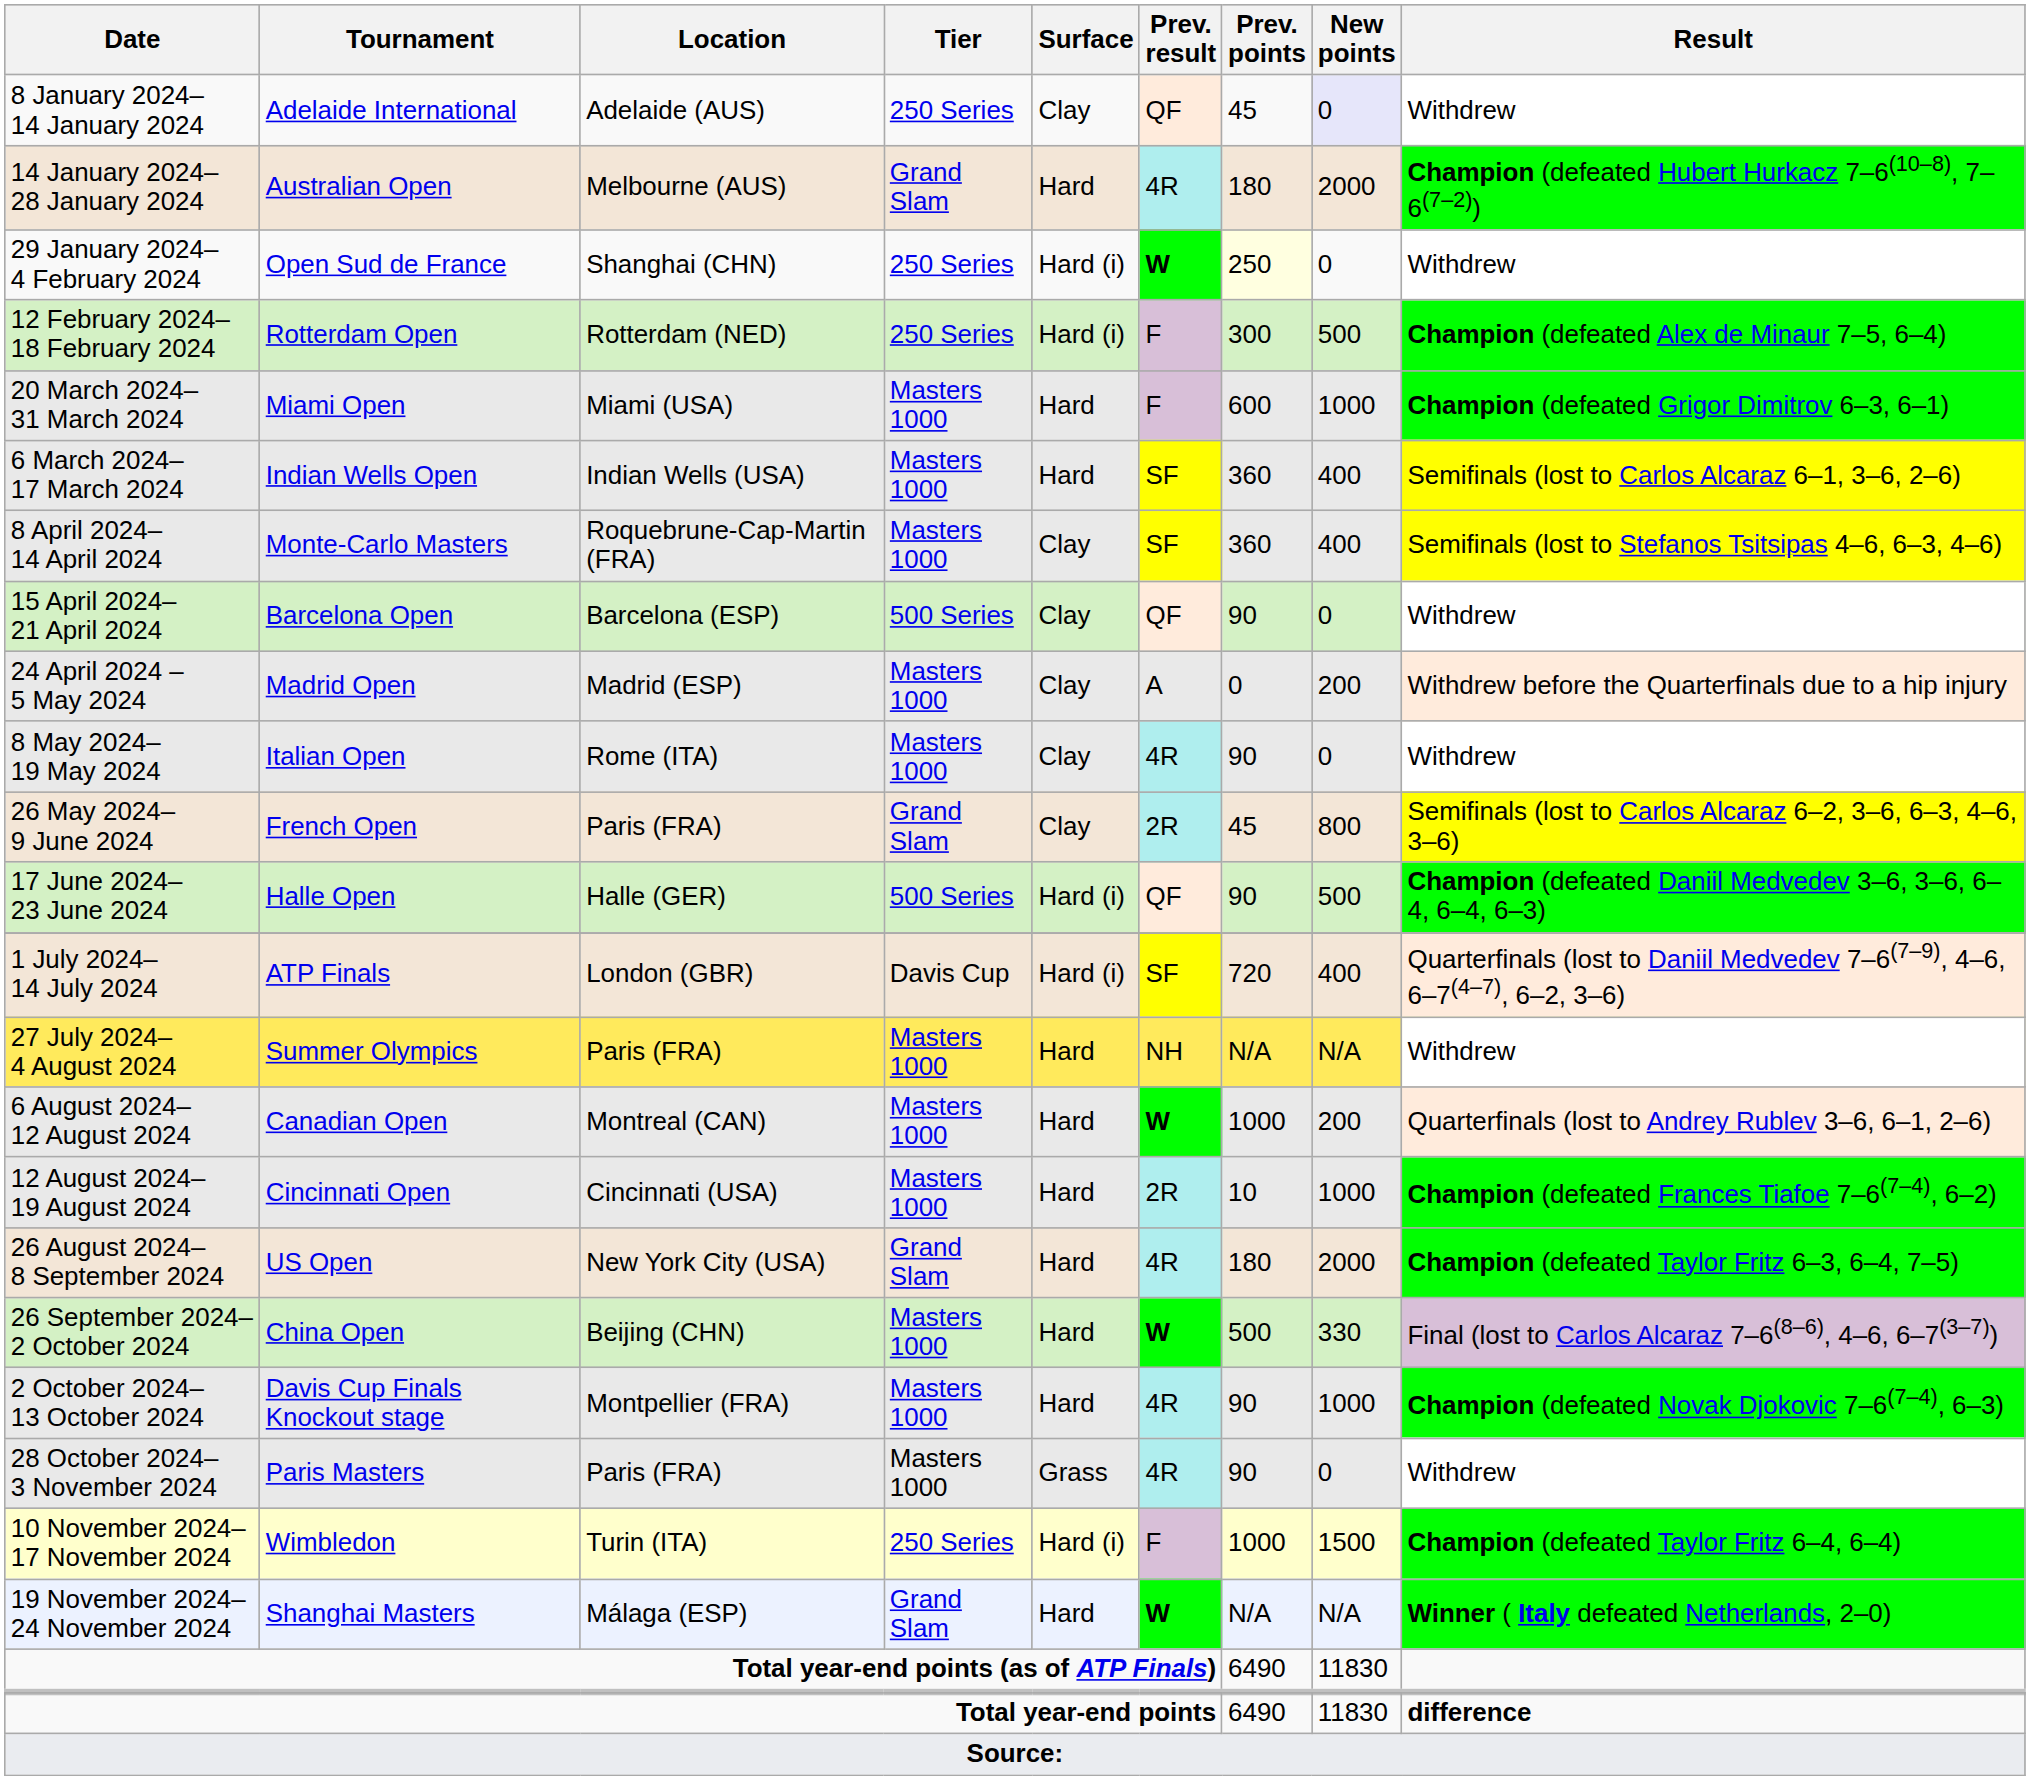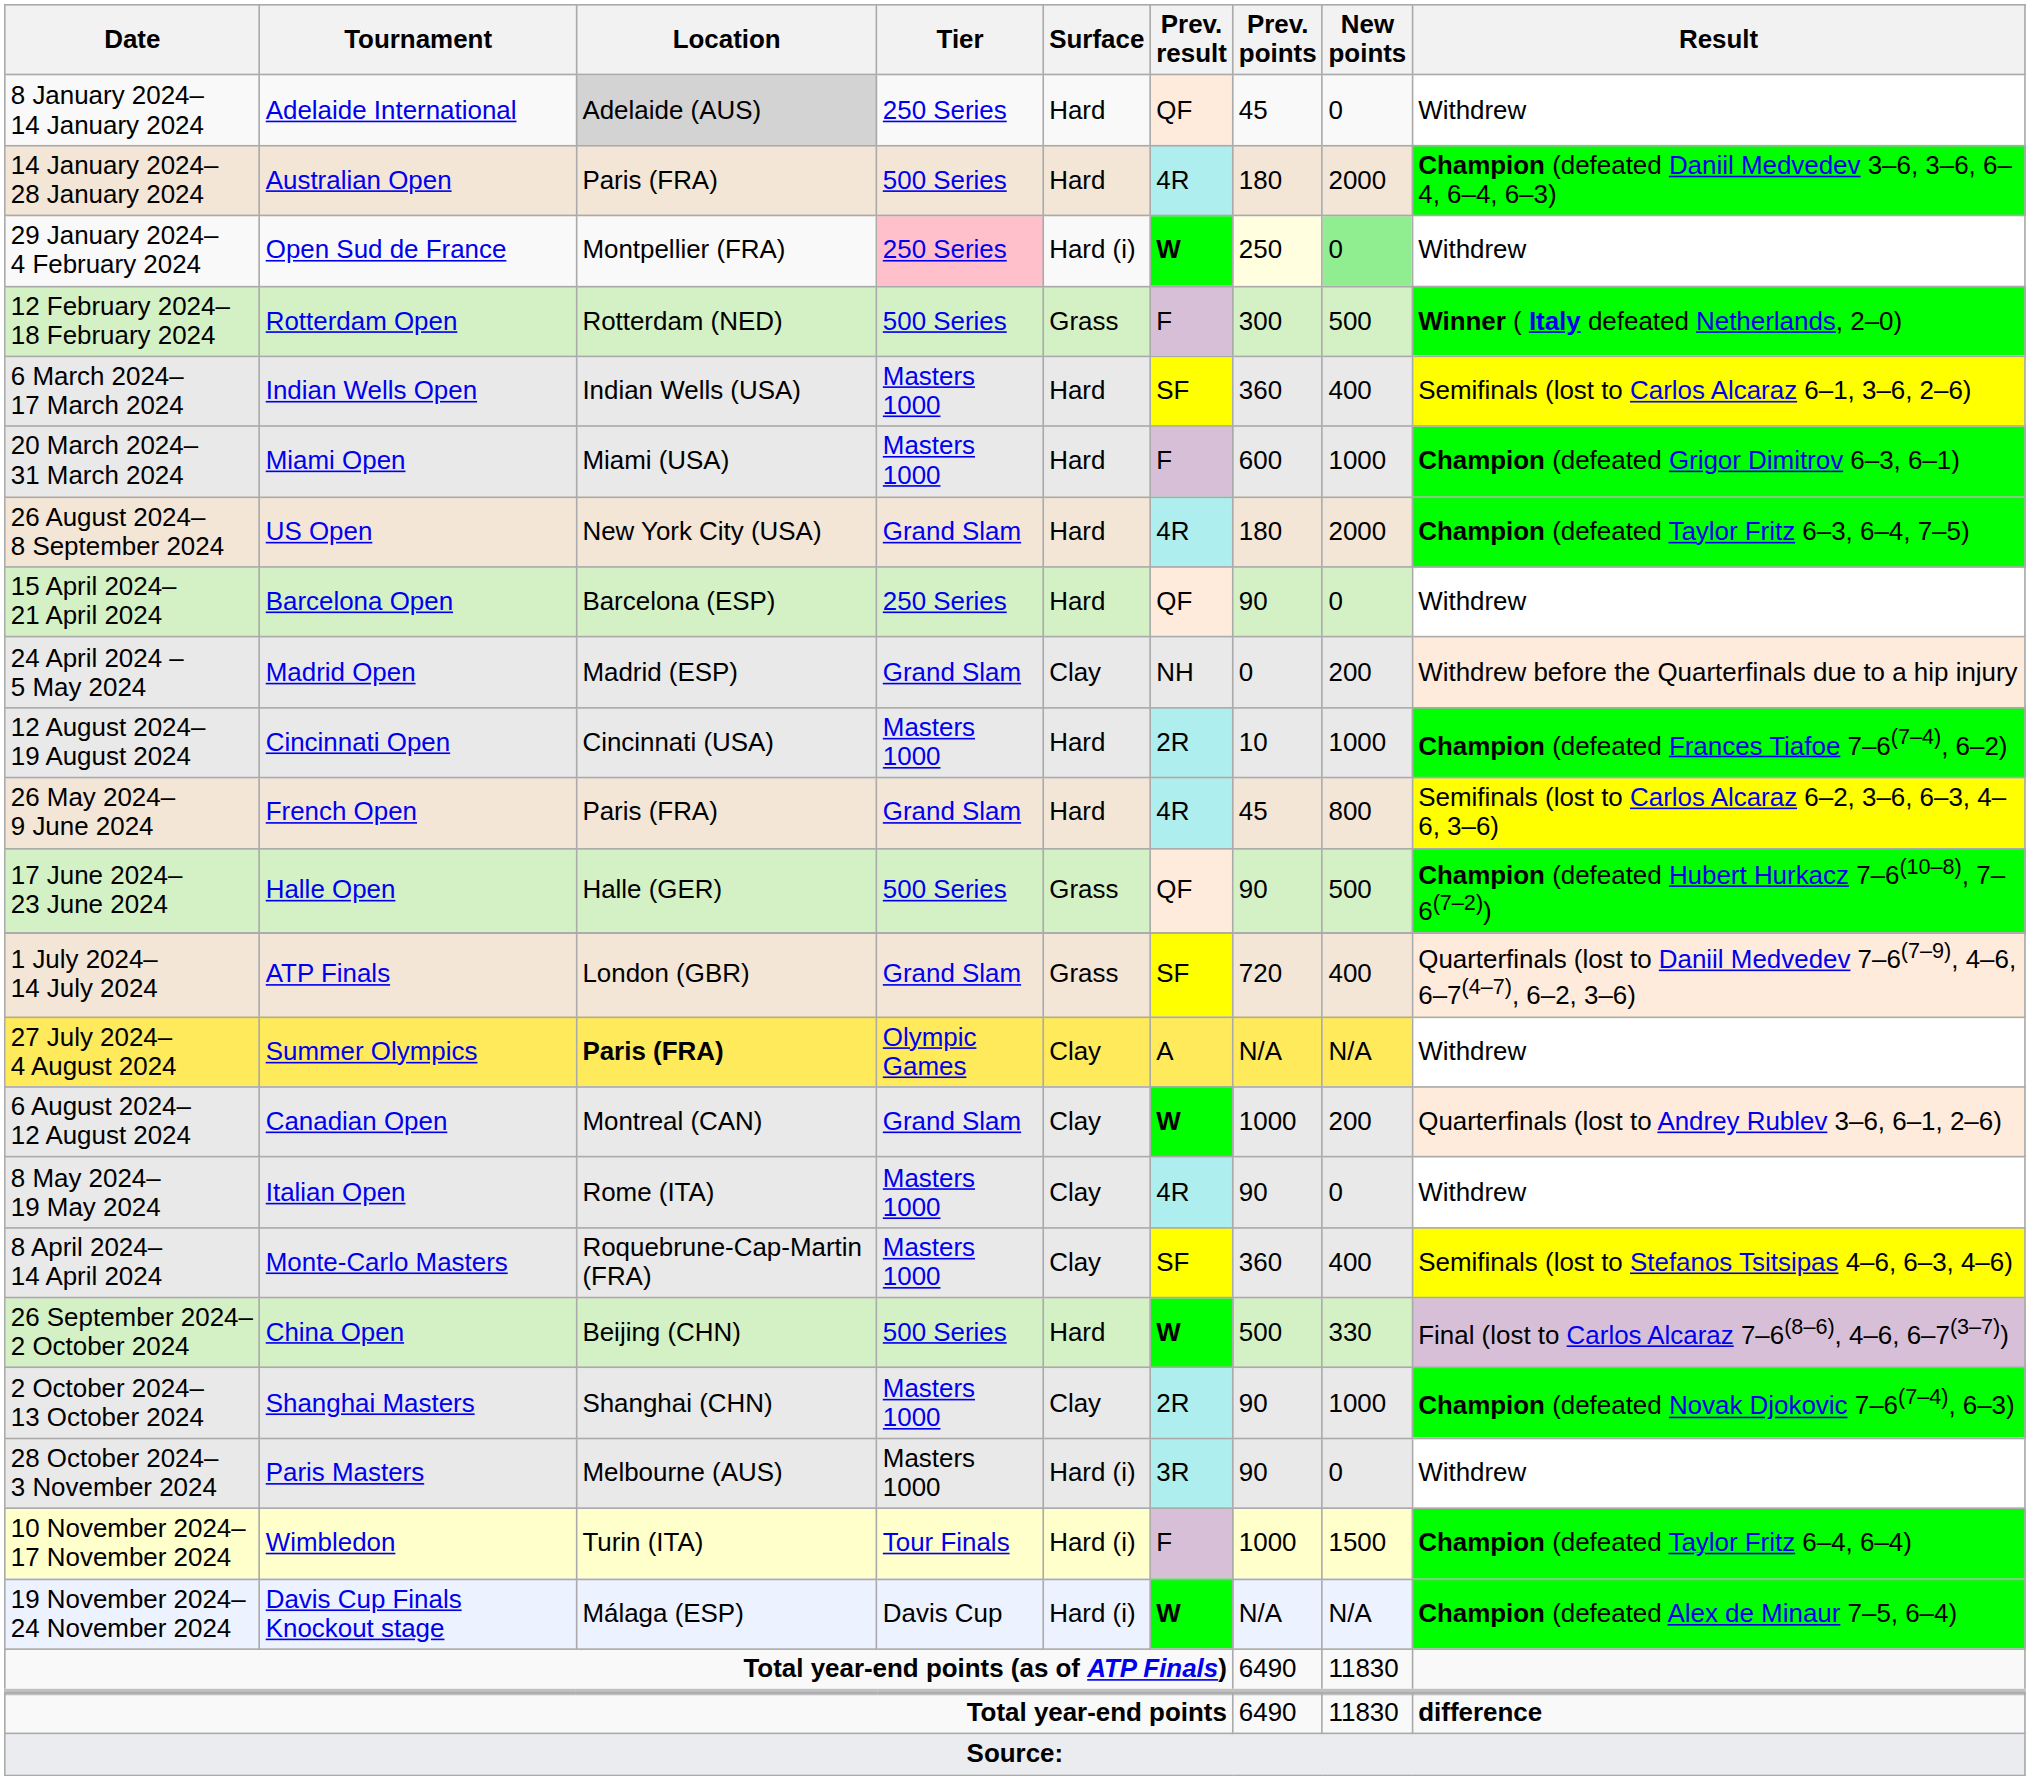(675, 109) no background -> (672, 109) lightgrey background
(1064, 109) Clay -> (1077, 109) Hard
(1325, 109) lavender background -> (1336, 109) no background
(686, 187) Melbourne (AUS) -> (650, 180) Paris (FRA)
(926, 187) Grand Slam -> (945, 180) 500 Series
(1701, 187) Champion (defeated Hubert Hurkacz 7–6(10–8), 7–6(7–2)) -> (1715, 180) Champion (defeated Daniil Medvedev 3–6, 3–6, 6–4, 6–4, 6–3)
(681, 264) Shanghai (CHN) -> (684, 250) Montpellier (FRA)
(952, 264) no background -> (945, 250) pink background
(1325, 264) no background -> (1336, 250) lightgreen background
(952, 334) 250 Series -> (945, 320) 500 Series
(1082, 334) Hard (i) -> (1084, 320) Grass
(1677, 334) Champion (defeated Alex de Minaur 7–5, 6–4) -> (1660, 320) Winner ( Italy defeated Netherlands, 2–0)
rows swapped: (97, 475) <-> (104, 404)
rows swapped: (86, 545) <-> (117, 1262)
(952, 615) 500 Series -> (945, 601) 250 Series
(1064, 615) Clay -> (1077, 601) Hard
(936, 686) Masters 1000 -> (952, 672) Grand Slam
(1154, 686) A -> (1175, 672) NH
rows swapped: (86, 756) <-> (108, 1191)
(1064, 826) Clay -> (1077, 812) Hard
(1162, 826) 2R -> (1173, 812) 4R
(1082, 896) Hard (i) -> (1084, 889) Grass
(1704, 896) Champion (defeated Daniil Medvedev 3–6, 3–6, 6–4, 6–4, 6–3) -> (1712, 889) Champion (defeated Hubert Hurkacz 7–6(10–8), 7–6(7–2))
(950, 974) Davis Cup -> (952, 974) Grand Slam
(1082, 974) Hard (i) -> (1084, 974) Grass
(654, 1051) normal -> (653, 1051) bold
(936, 1051) Masters 1000 -> (930, 1051) Olympic Games
(1067, 1051) Hard -> (1075, 1051) Clay
(1164, 1051) NH -> (1165, 1051) A
(936, 1121) Masters 1000 -> (952, 1121) Grand Slam
(1067, 1121) Hard -> (1075, 1121) Clay
(936, 1332) Masters 1000 -> (945, 1332) 500 Series
(364, 1402) Davis Cup Finals Knockout stage -> (370, 1402) Shanghai Masters
(688, 1402) Montpellier (FRA) -> (678, 1402) Shanghai (CHN)
(1067, 1402) Hard -> (1075, 1402) Clay
(1162, 1402) 4R -> (1173, 1402) 2R
(654, 1473) Paris (FRA) -> (683, 1473) Melbourne (AUS)
(1073, 1473) Grass -> (1092, 1473) Hard (i)
(1162, 1473) 4R -> (1173, 1473) 3R
(952, 1543) 250 Series -> (946, 1543) Tour Finals
(370, 1613) Shanghai Masters -> (364, 1613) Davis Cup Finals Knockout stage
(926, 1613) Grand Slam -> (943, 1613) Davis Cup
(1067, 1613) Hard -> (1092, 1613) Hard (i)
(1649, 1613) Winner ( Italy defeated Netherlands, 2–0) -> (1688, 1613) Champion (defeated Alex de Minaur 7–5, 6–4)
